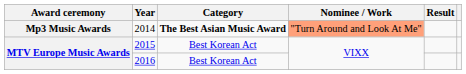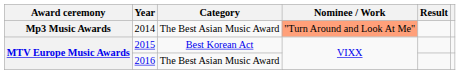(223, 28) bold -> (220, 28) normal
(223, 61) Best Korean Act -> (220, 61) The Best Asian Music Award
